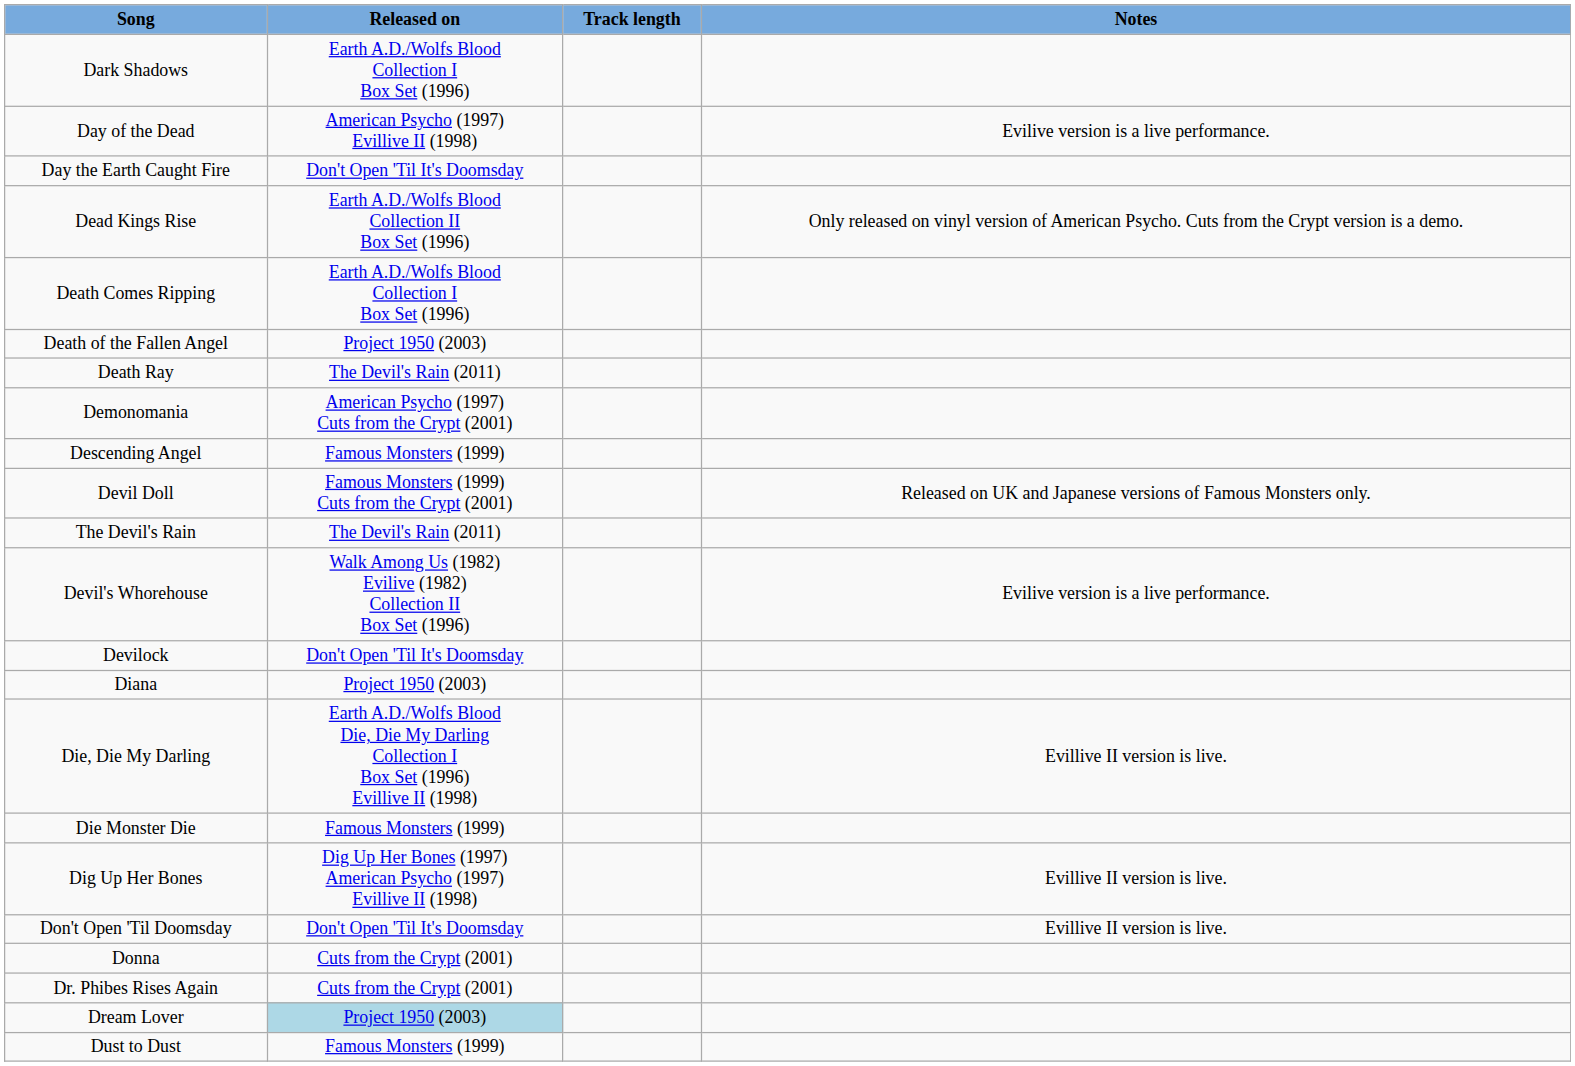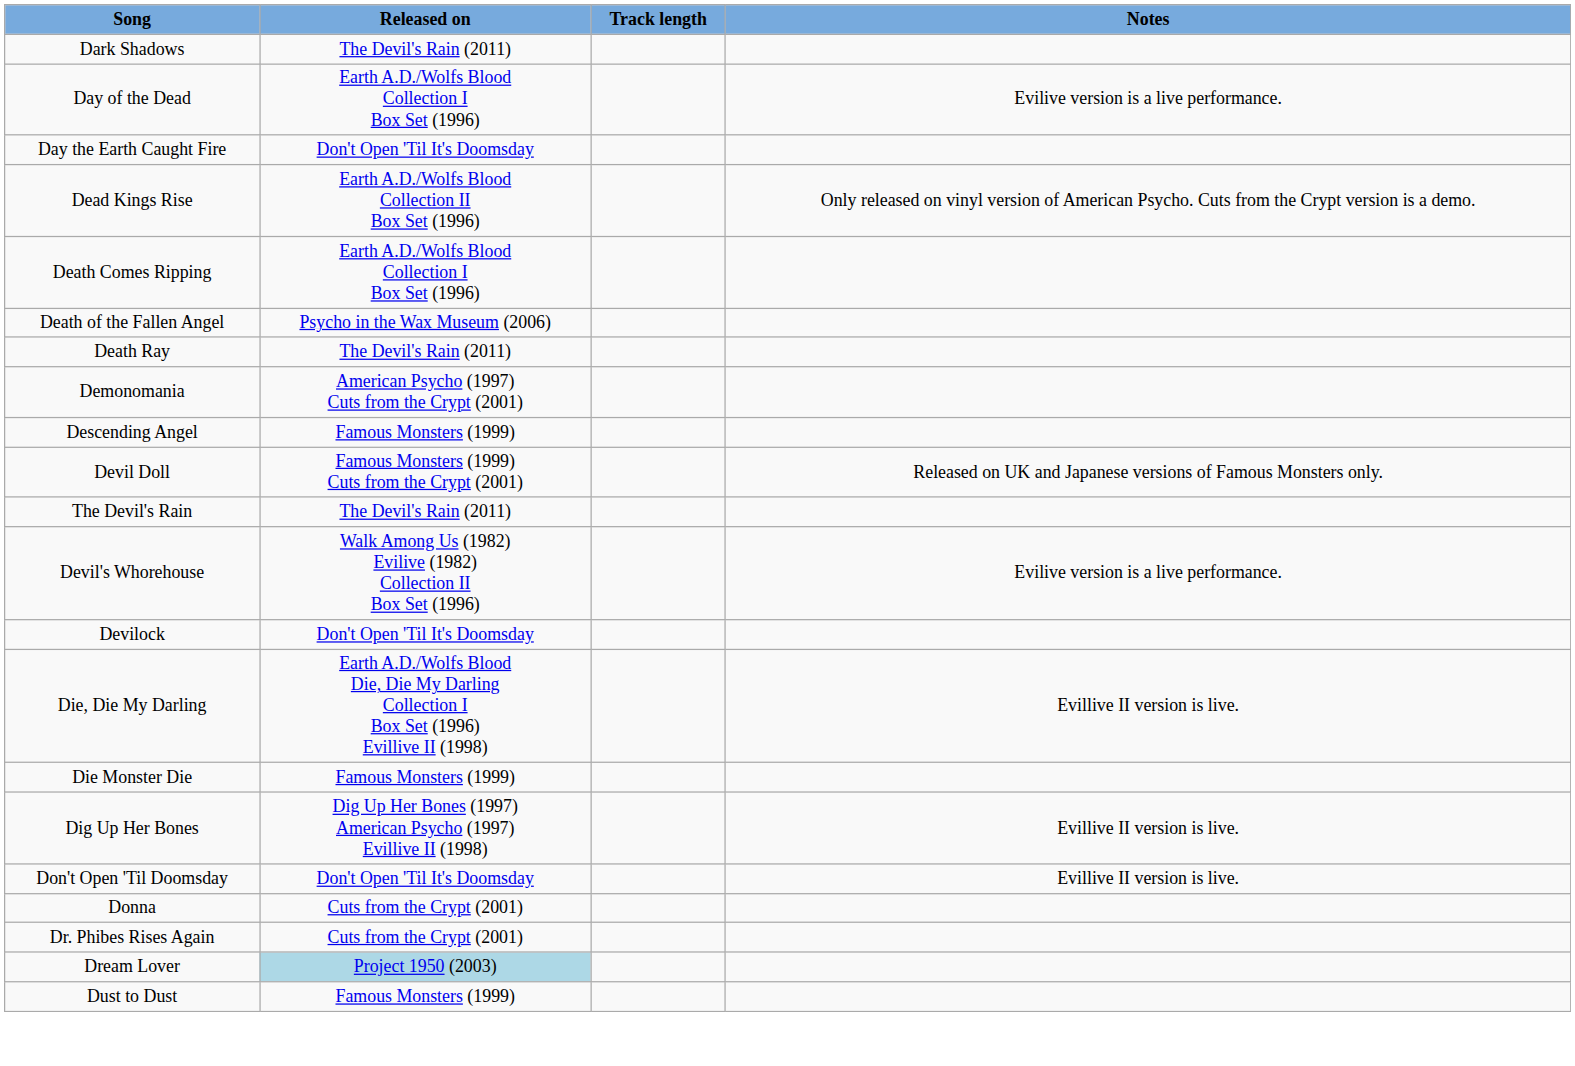(415, 69) Earth A.D./Wolfs Blood Collection I Box Set (1996) -> (425, 48) The Devil's Rain (2011)
(415, 130) American Psycho (1997) Evillive II (1998) -> (425, 99) Earth A.D./Wolfs Blood Collection I Box Set (1996)
(415, 343) Project 1950 (2003) -> (425, 322) Psycho in the Wax Museum (2006)
- row: (136, 684)
